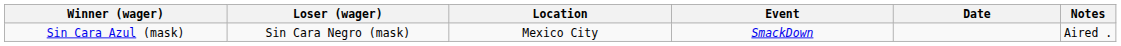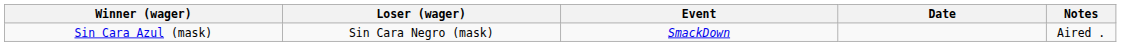- column: (560, 14)
